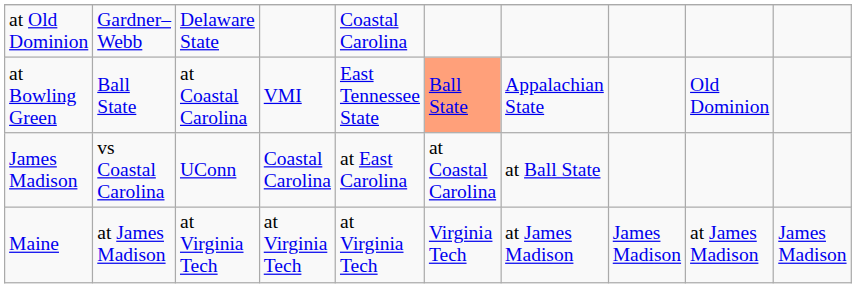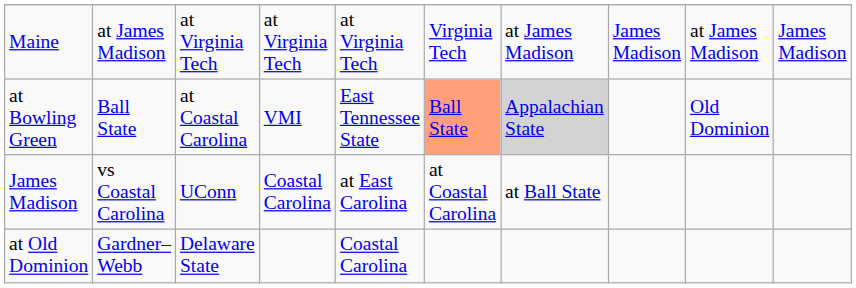rows swapped: (34, 244) <-> (49, 30)
(554, 94) no background -> (554, 116) lightgrey background
